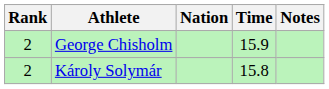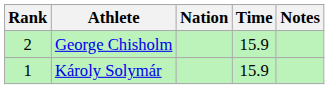(28, 70) 2 -> (28, 70) 1
(254, 70) 15.8 -> (254, 70) 15.9
